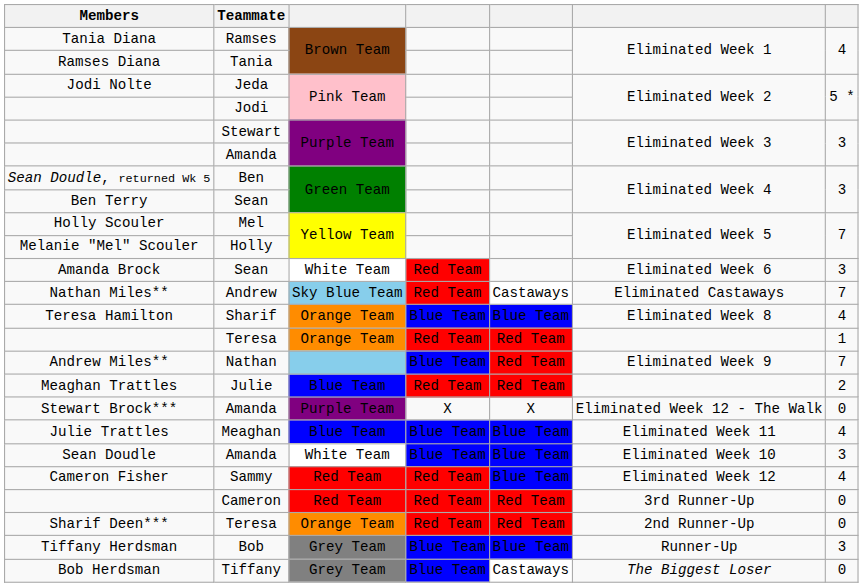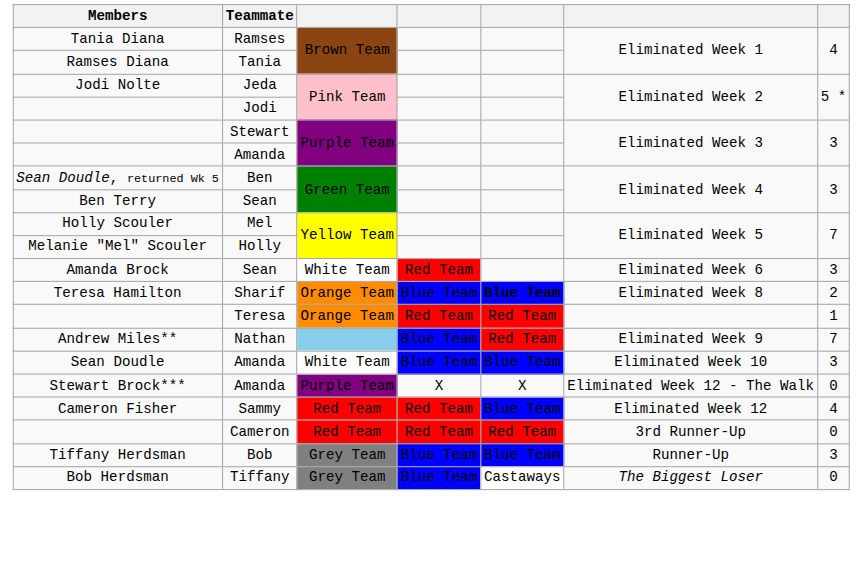- row: (109, 293)
(531, 316) normal -> (522, 293) bold
(842, 316) 4 -> (833, 293) 2
- row: (109, 386)
rows swapped: (109, 455) <-> (109, 409)
- row: (109, 432)
- row: (109, 524)
